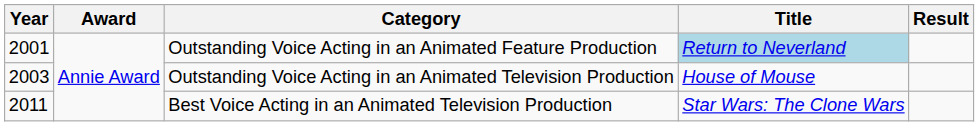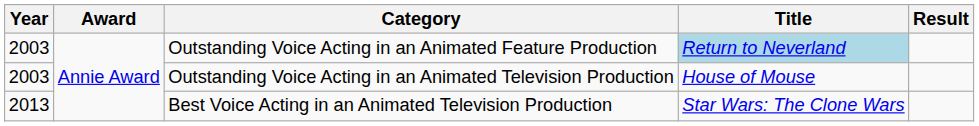(29, 47) 2001 -> (29, 47) 2003
(28, 105) 2011 -> (29, 105) 2013
